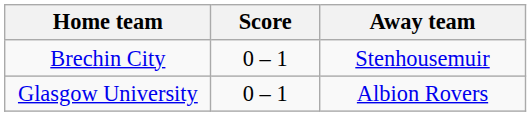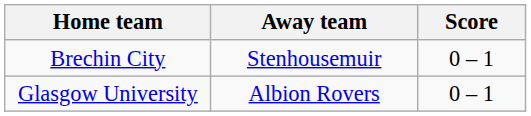columns swapped: (265, 22) <-> (423, 22)
